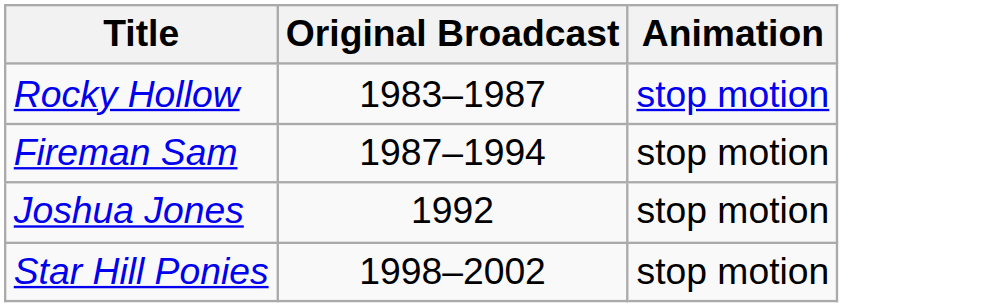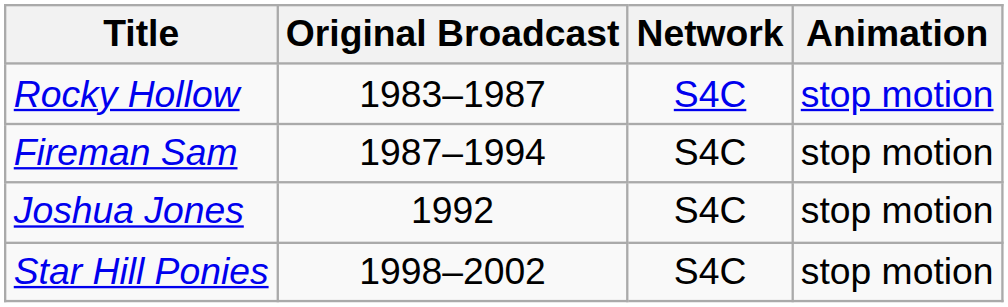+ column: (710, 34)
